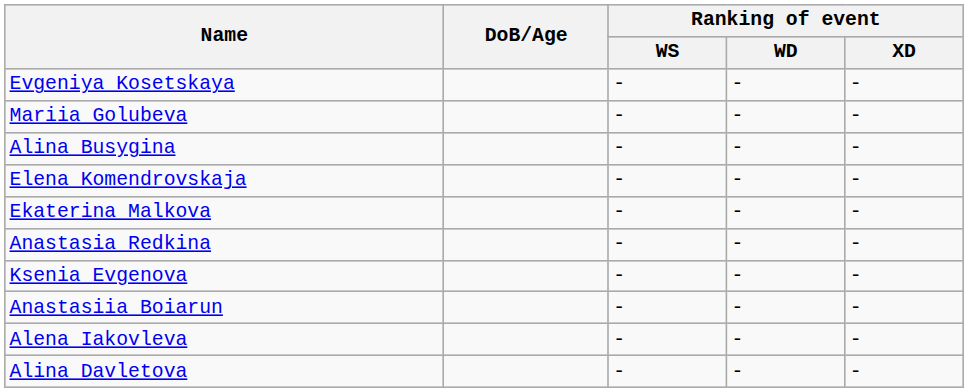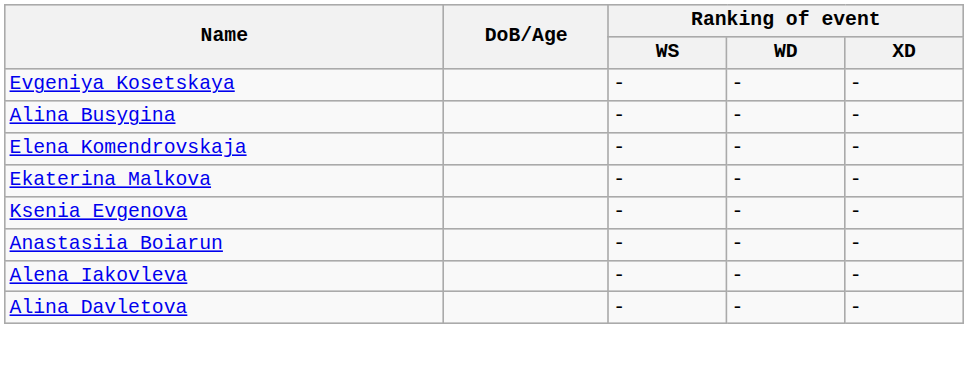- row: (98, 117)
- row: (110, 244)
